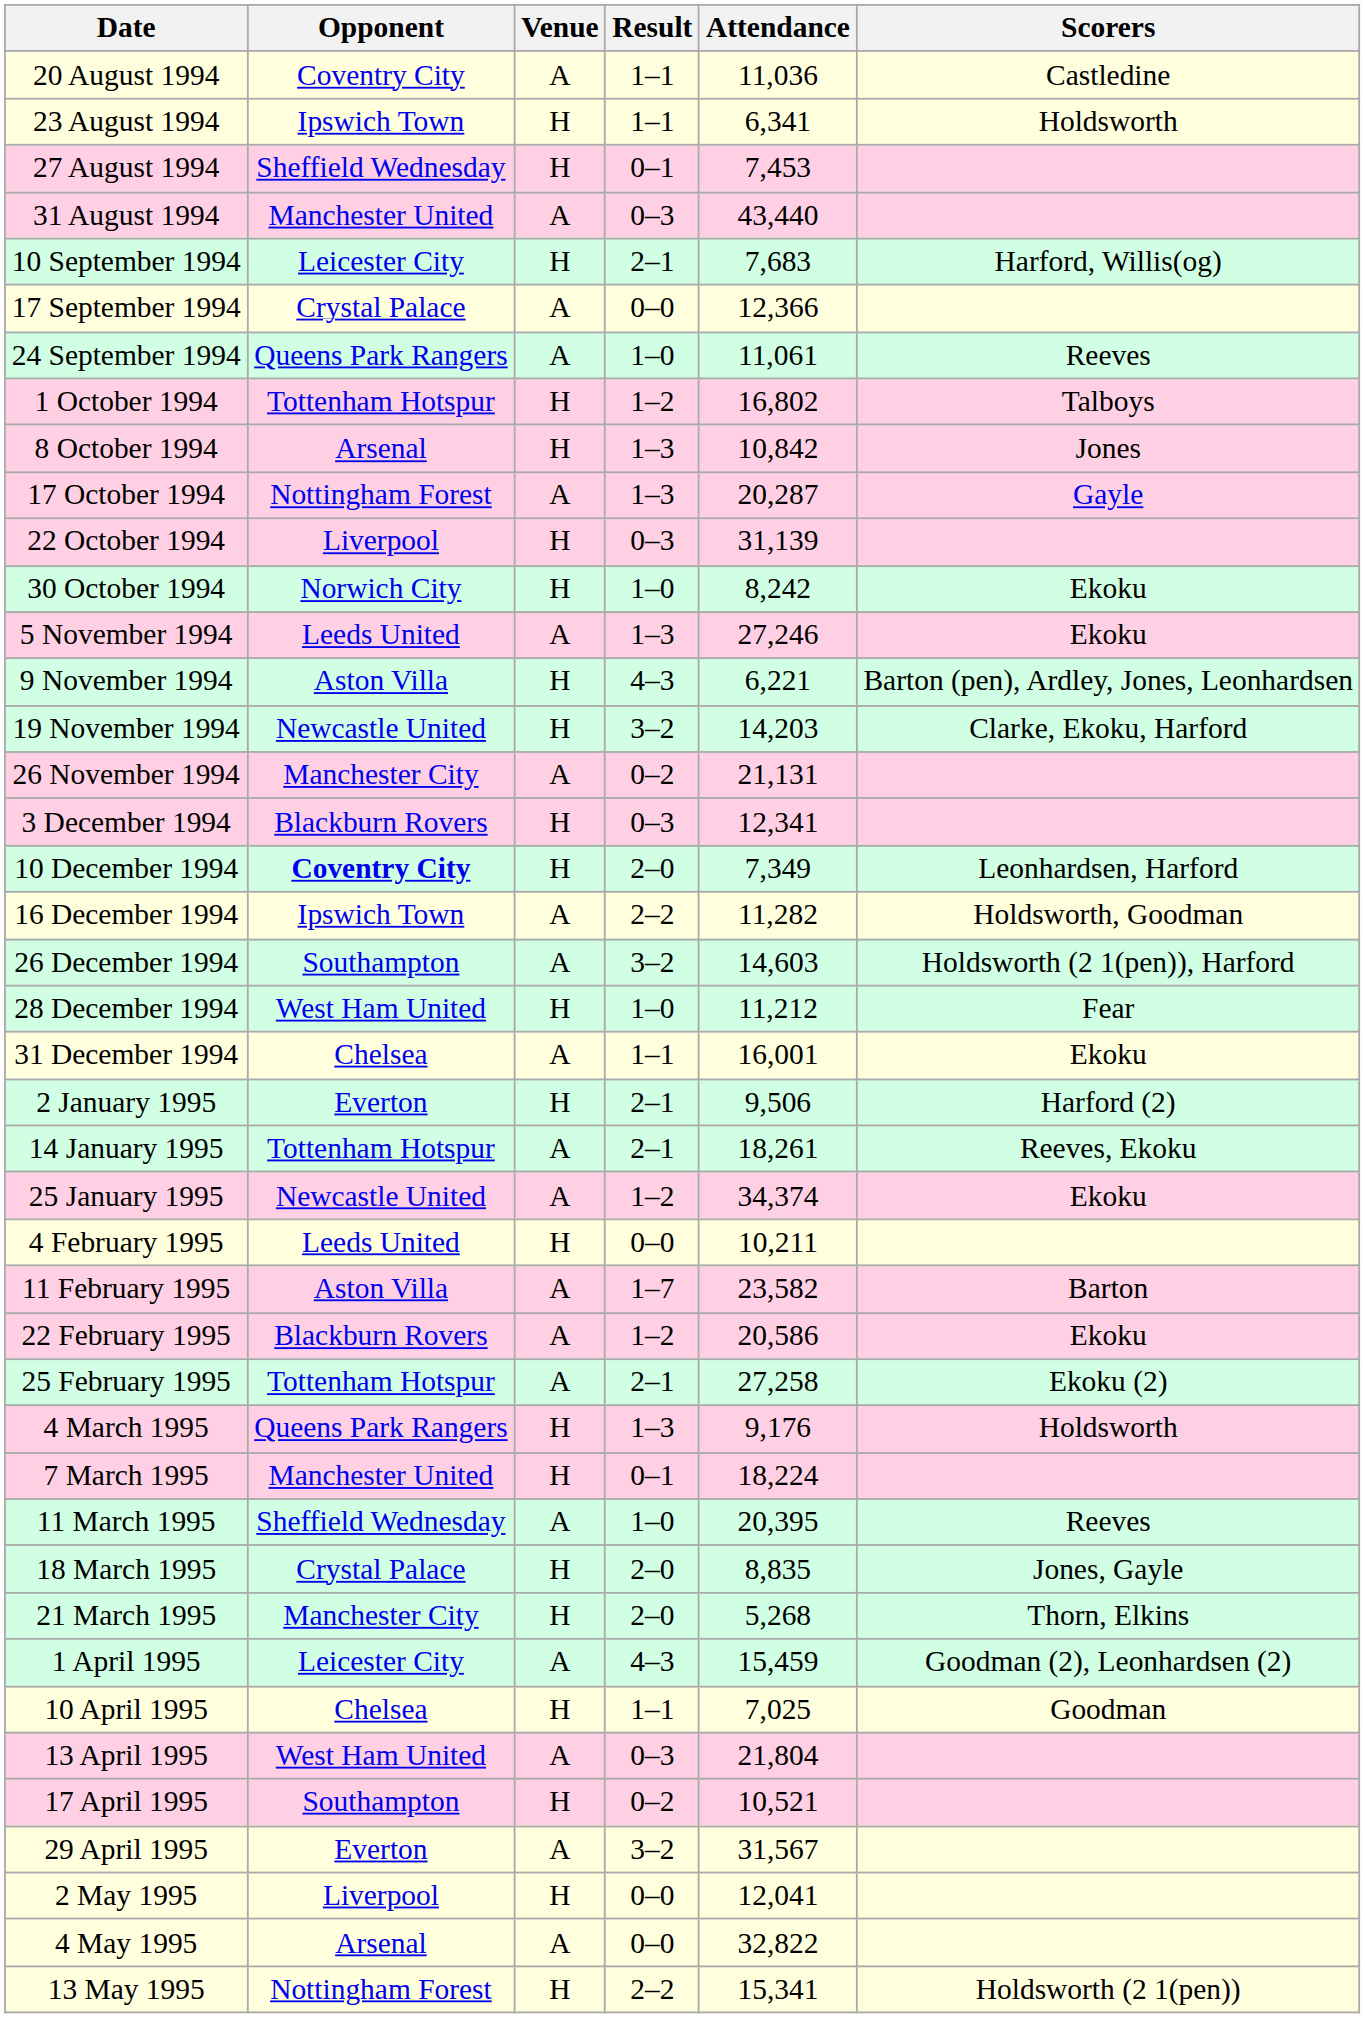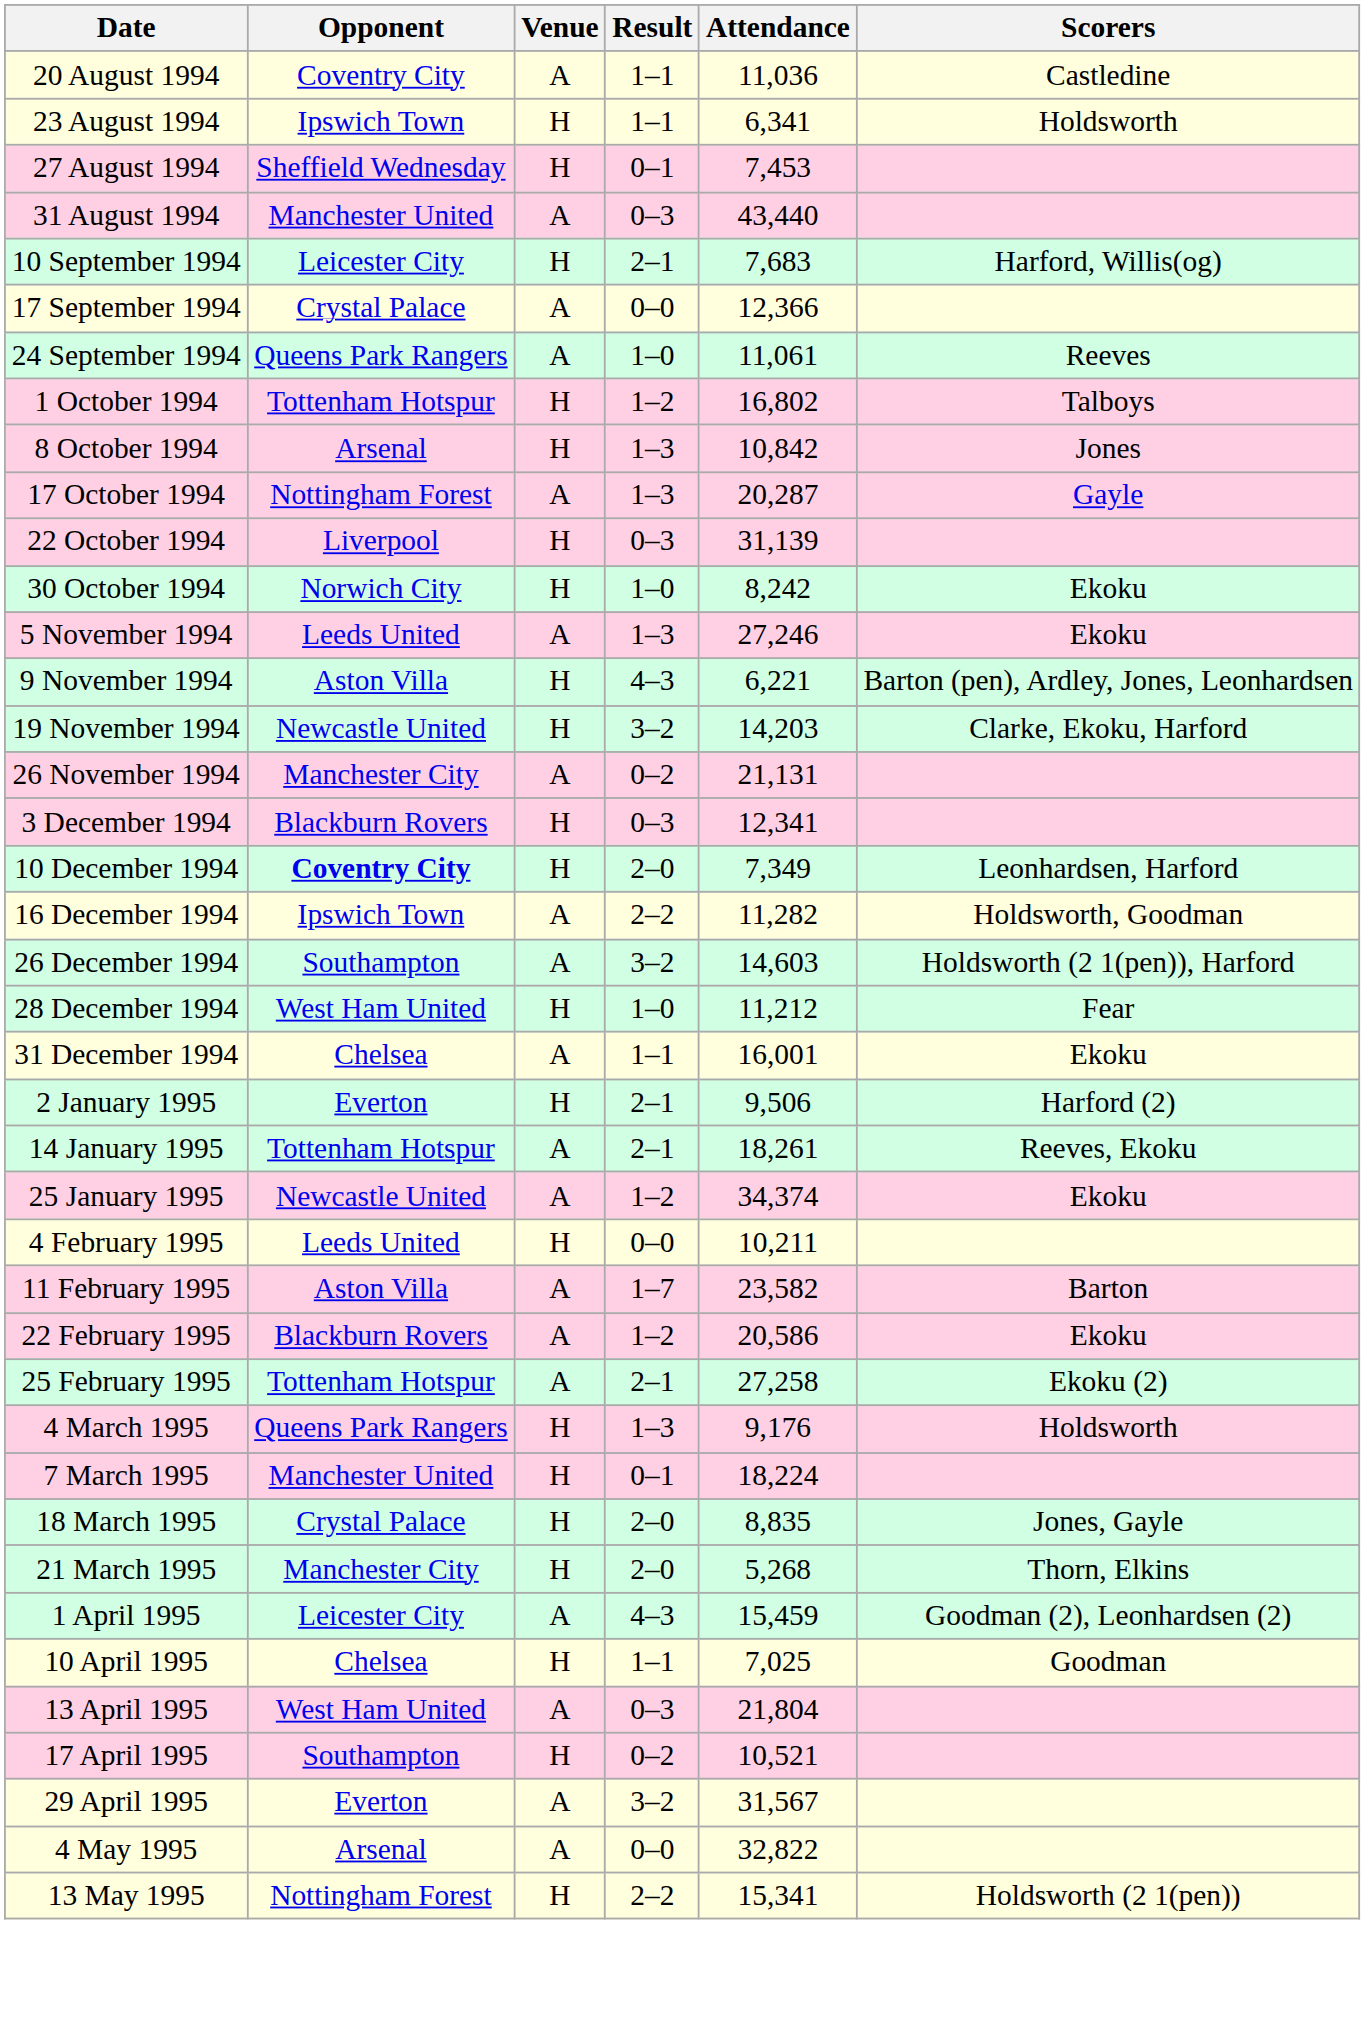- row: (126, 1521)
- row: (126, 1895)
